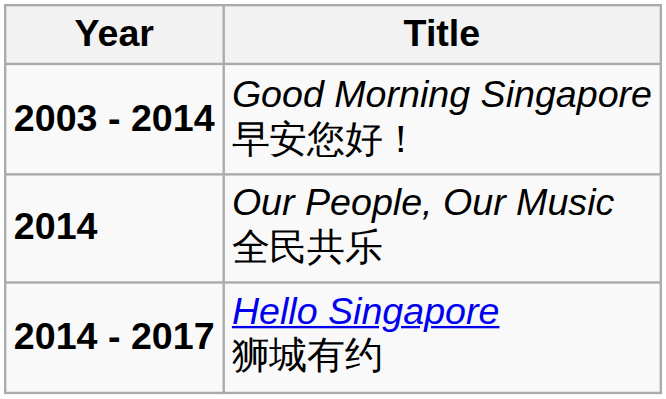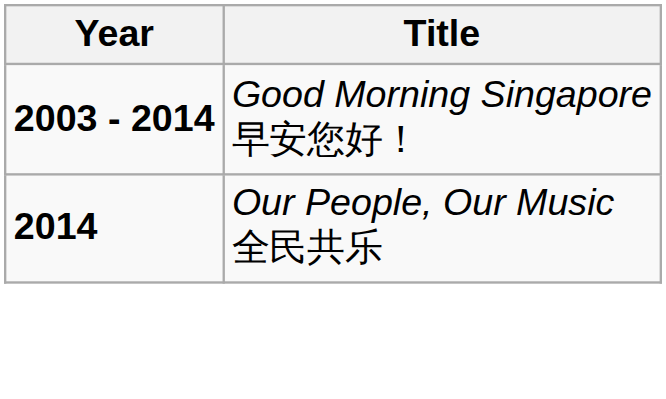- row: (366, 334)
